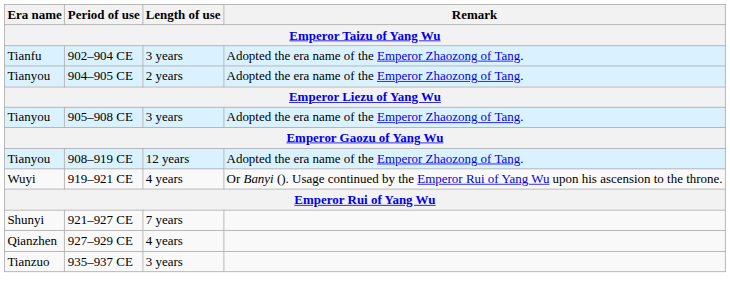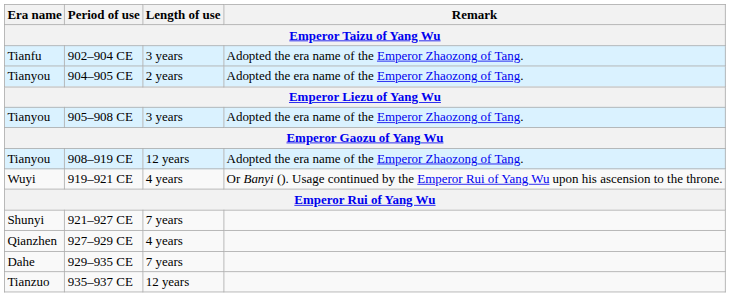+ row: (100, 261)
(164, 261) 3 years -> (167, 281) 12 years
